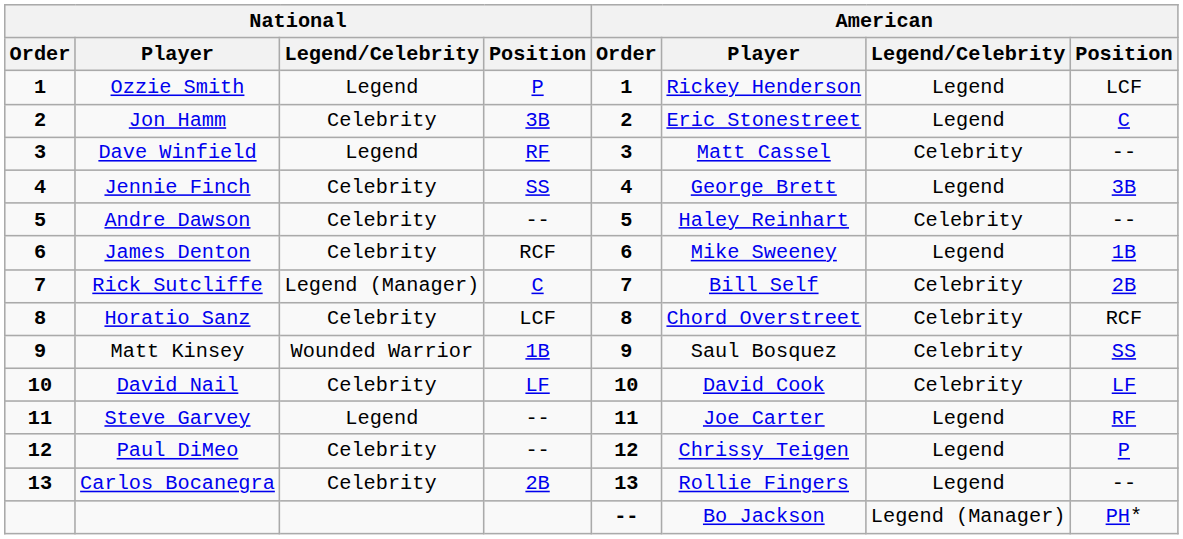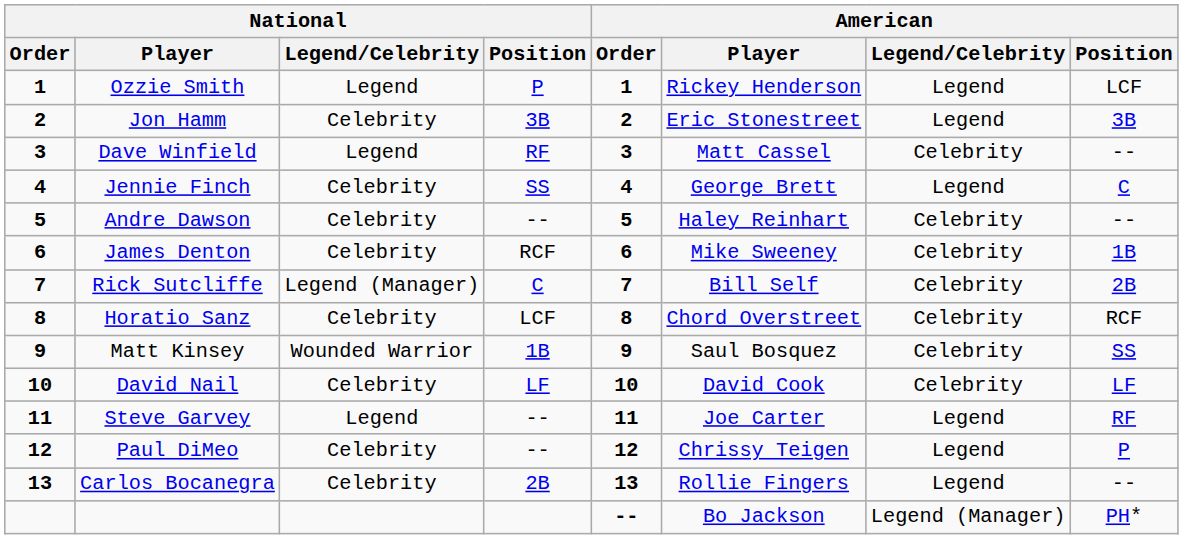(1124, 120) C -> (1124, 120) 3B
(1124, 187) 3B -> (1124, 187) C
(968, 253) Legend -> (968, 253) Celebrity
